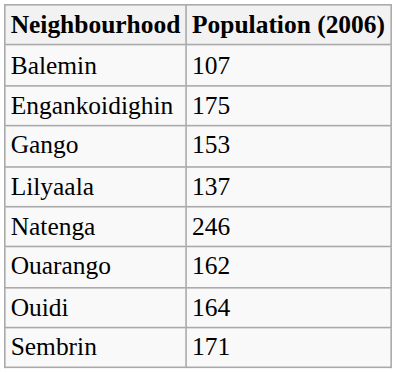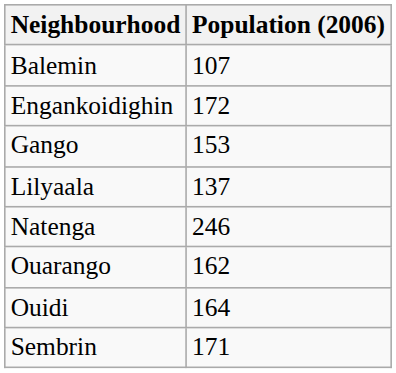(211, 105) 175 -> (211, 105) 172
